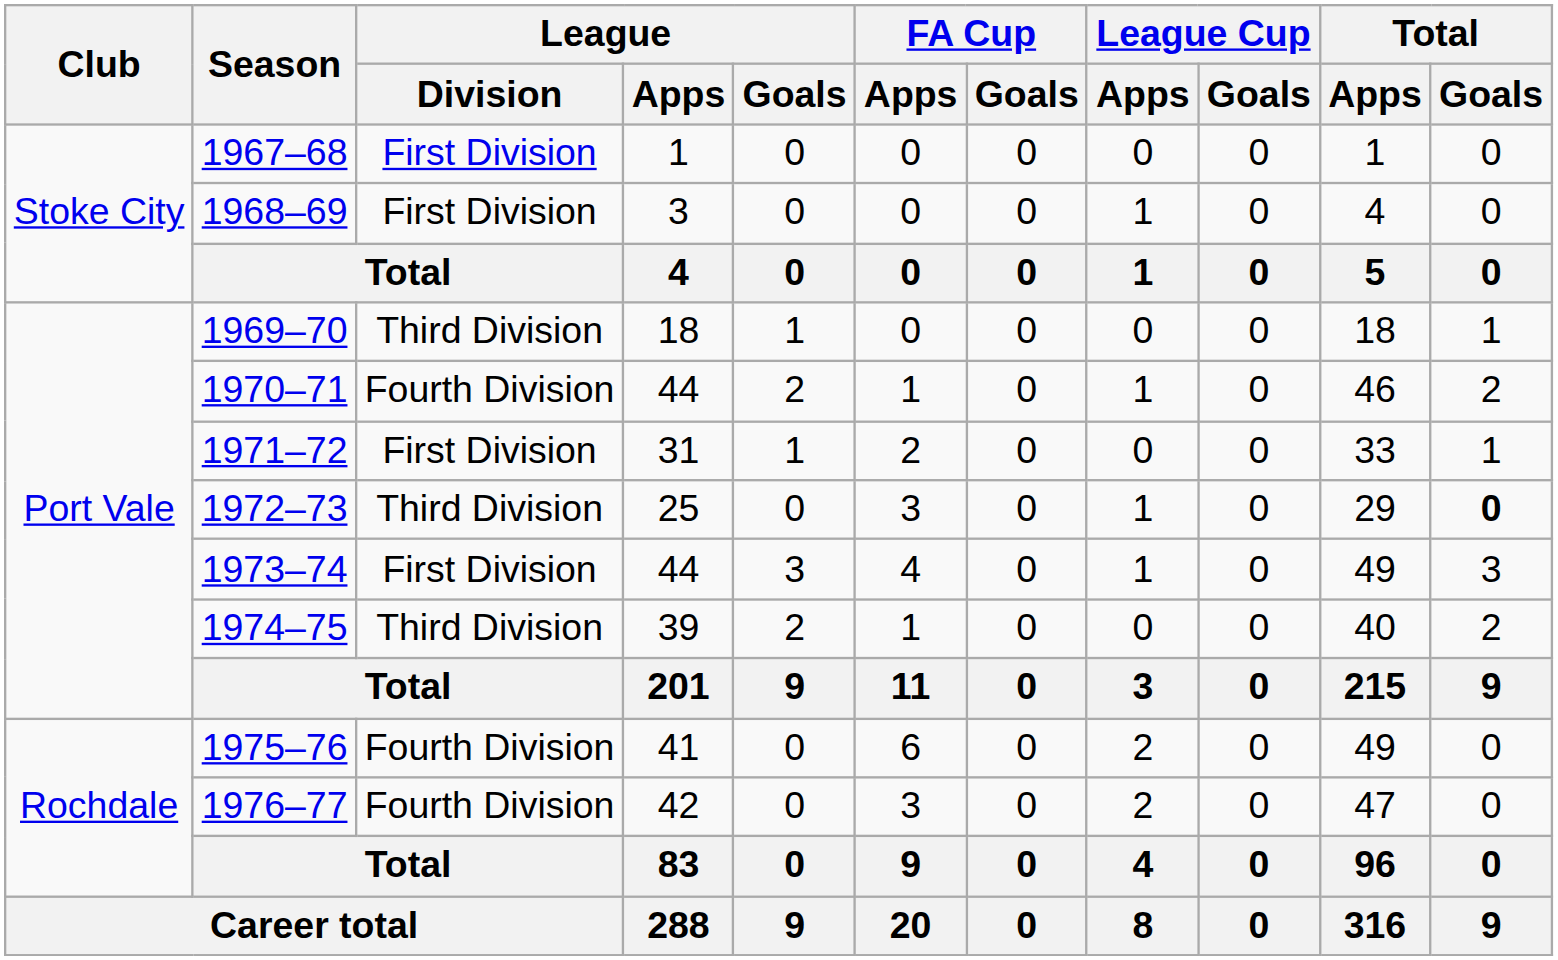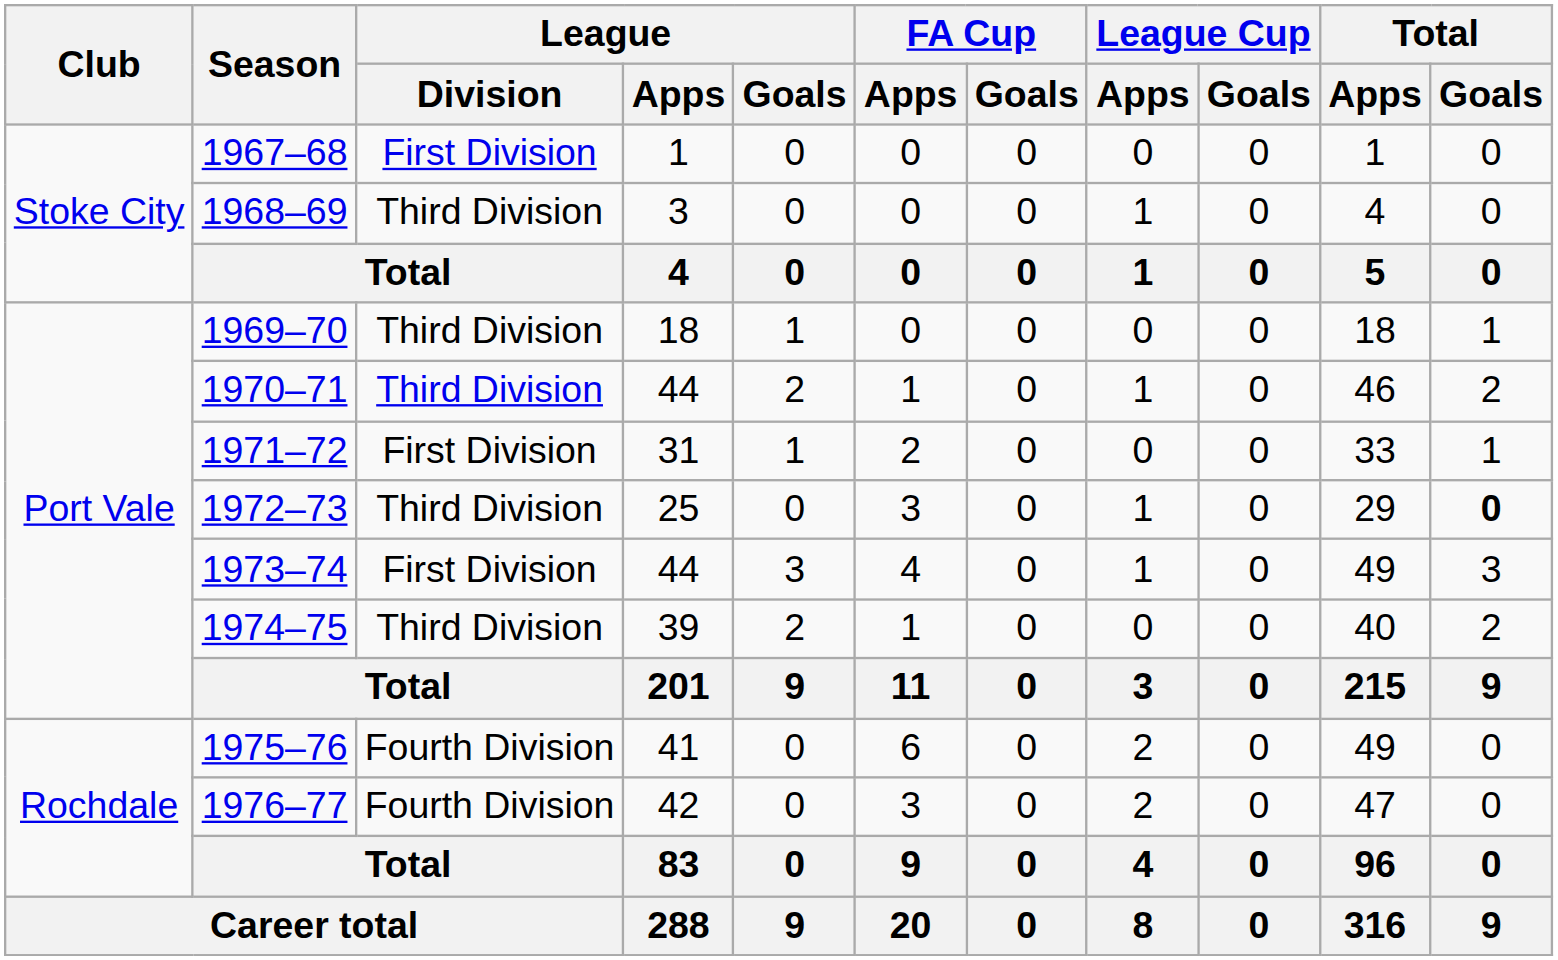(490, 212) First Division -> (490, 212) Third Division
(490, 390) Fourth Division -> (490, 390) Third Division
